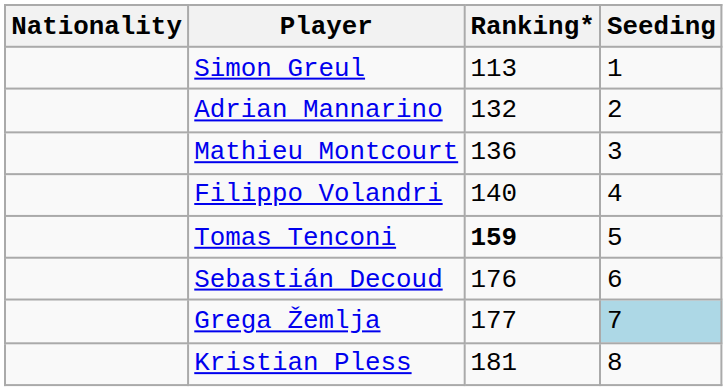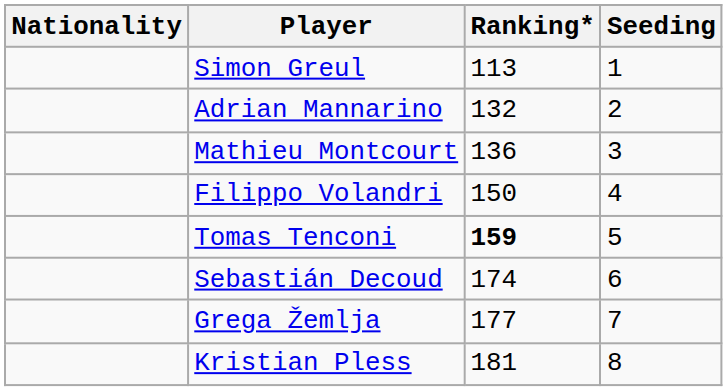(494, 195) 140 -> (494, 195) 150
(494, 279) 176 -> (494, 279) 174
(615, 321) lightblue background -> (615, 321) no background
